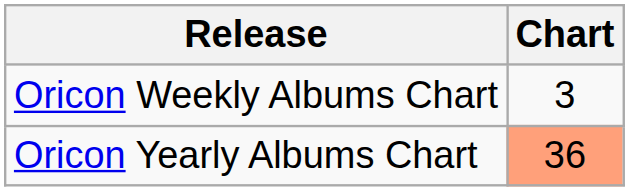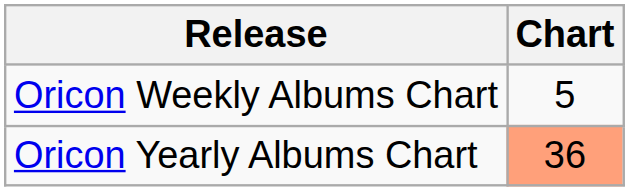(565, 94) 3 -> (565, 94) 5
